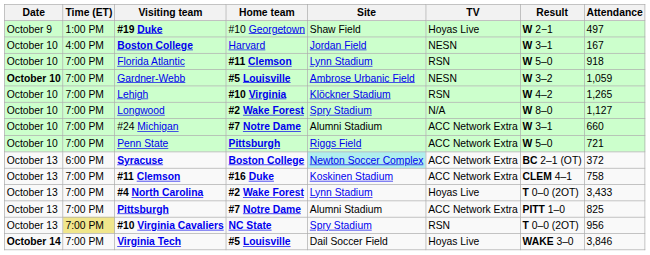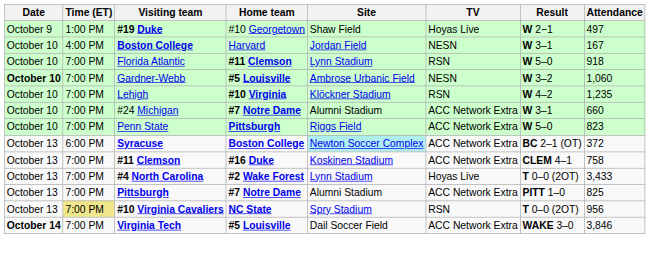(599, 78) 1,059 -> (599, 78) 1,060
(599, 95) 1,265 -> (599, 95) 1,235
- row: (141, 111)
(595, 144) 721 -> (595, 127) 823
(454, 242) Hoyas Live -> (473, 225) ACC Network Extra
